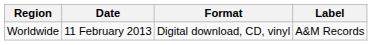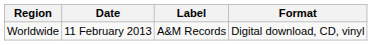columns swapped: (224, 13) <-> (330, 13)
